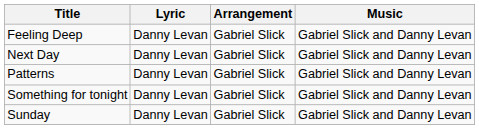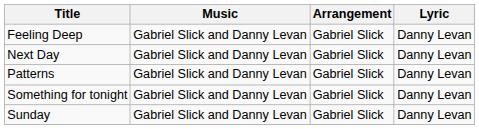columns swapped: (385, 14) <-> (171, 14)
